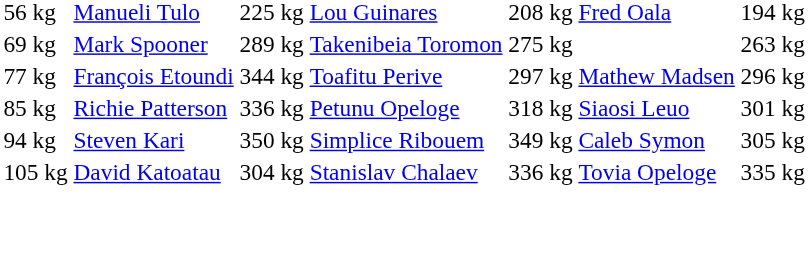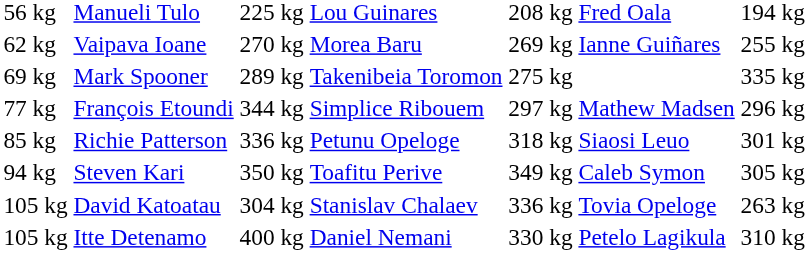+ row: (140, 44)
(773, 44) 263 kg -> (773, 76) 335 kg
(376, 76) Toafitu Perive -> (397, 108) Simplice Ribouem
(397, 140) Simplice Ribouem -> (376, 172) Toafitu Perive
(773, 172) 335 kg -> (773, 205) 263 kg
+ row: (140, 237)
